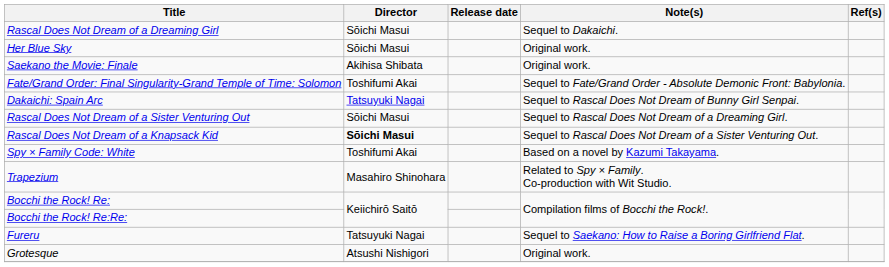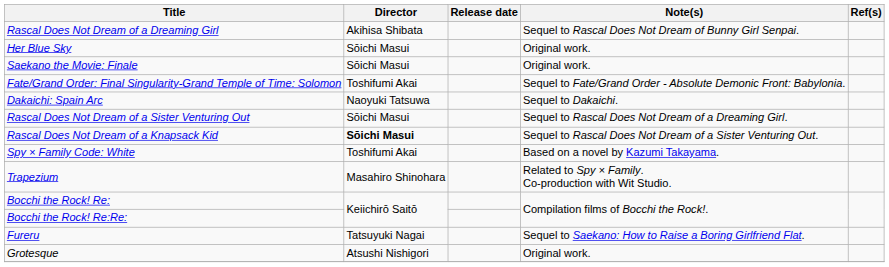(378, 30) Sōichi Masui -> (385, 30) Akihisa Shibata
(571, 30) Sequel to Dakaichi. -> (661, 30) Sequel to Rascal Does Not Dream of Bunny Girl Senpai.
(385, 65) Akihisa Shibata -> (378, 65) Sōichi Masui
(385, 100) Tatsuyuki Nagai -> (388, 100) Naoyuki Tatsuwa
(661, 100) Sequel to Rascal Does Not Dream of Bunny Girl Senpai. -> (571, 100) Sequel to Dakaichi.
